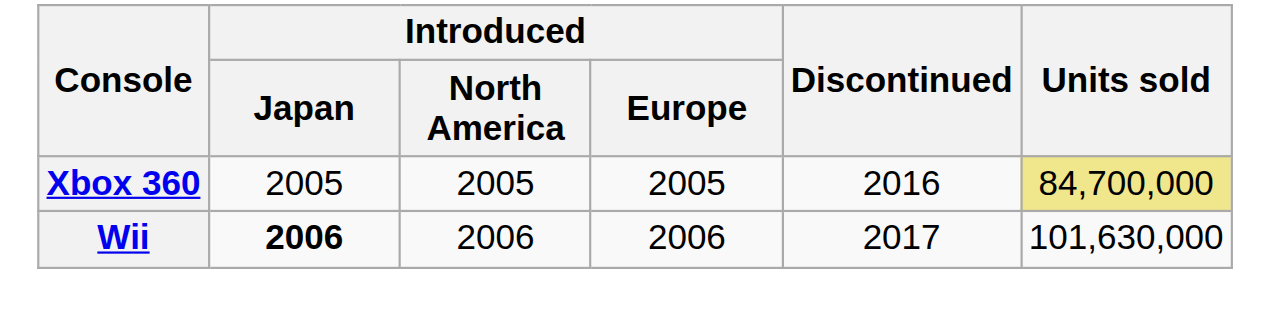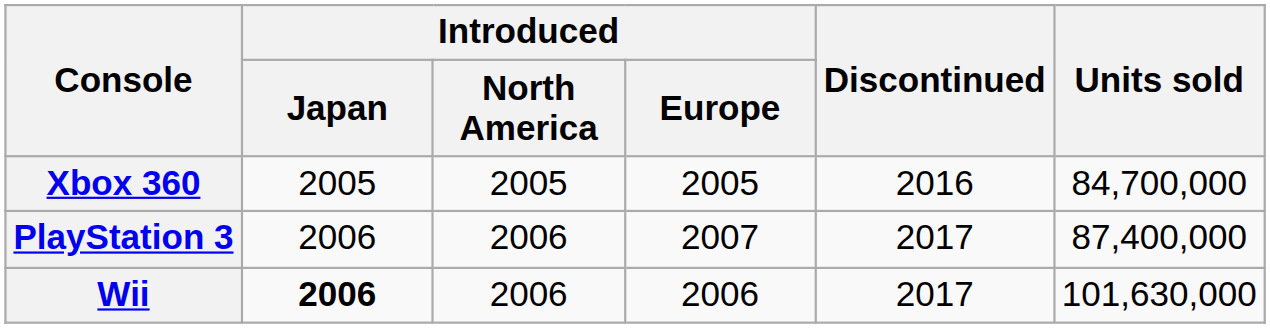(1126, 182) khaki background -> (1159, 182) no background
+ row: (123, 238)
